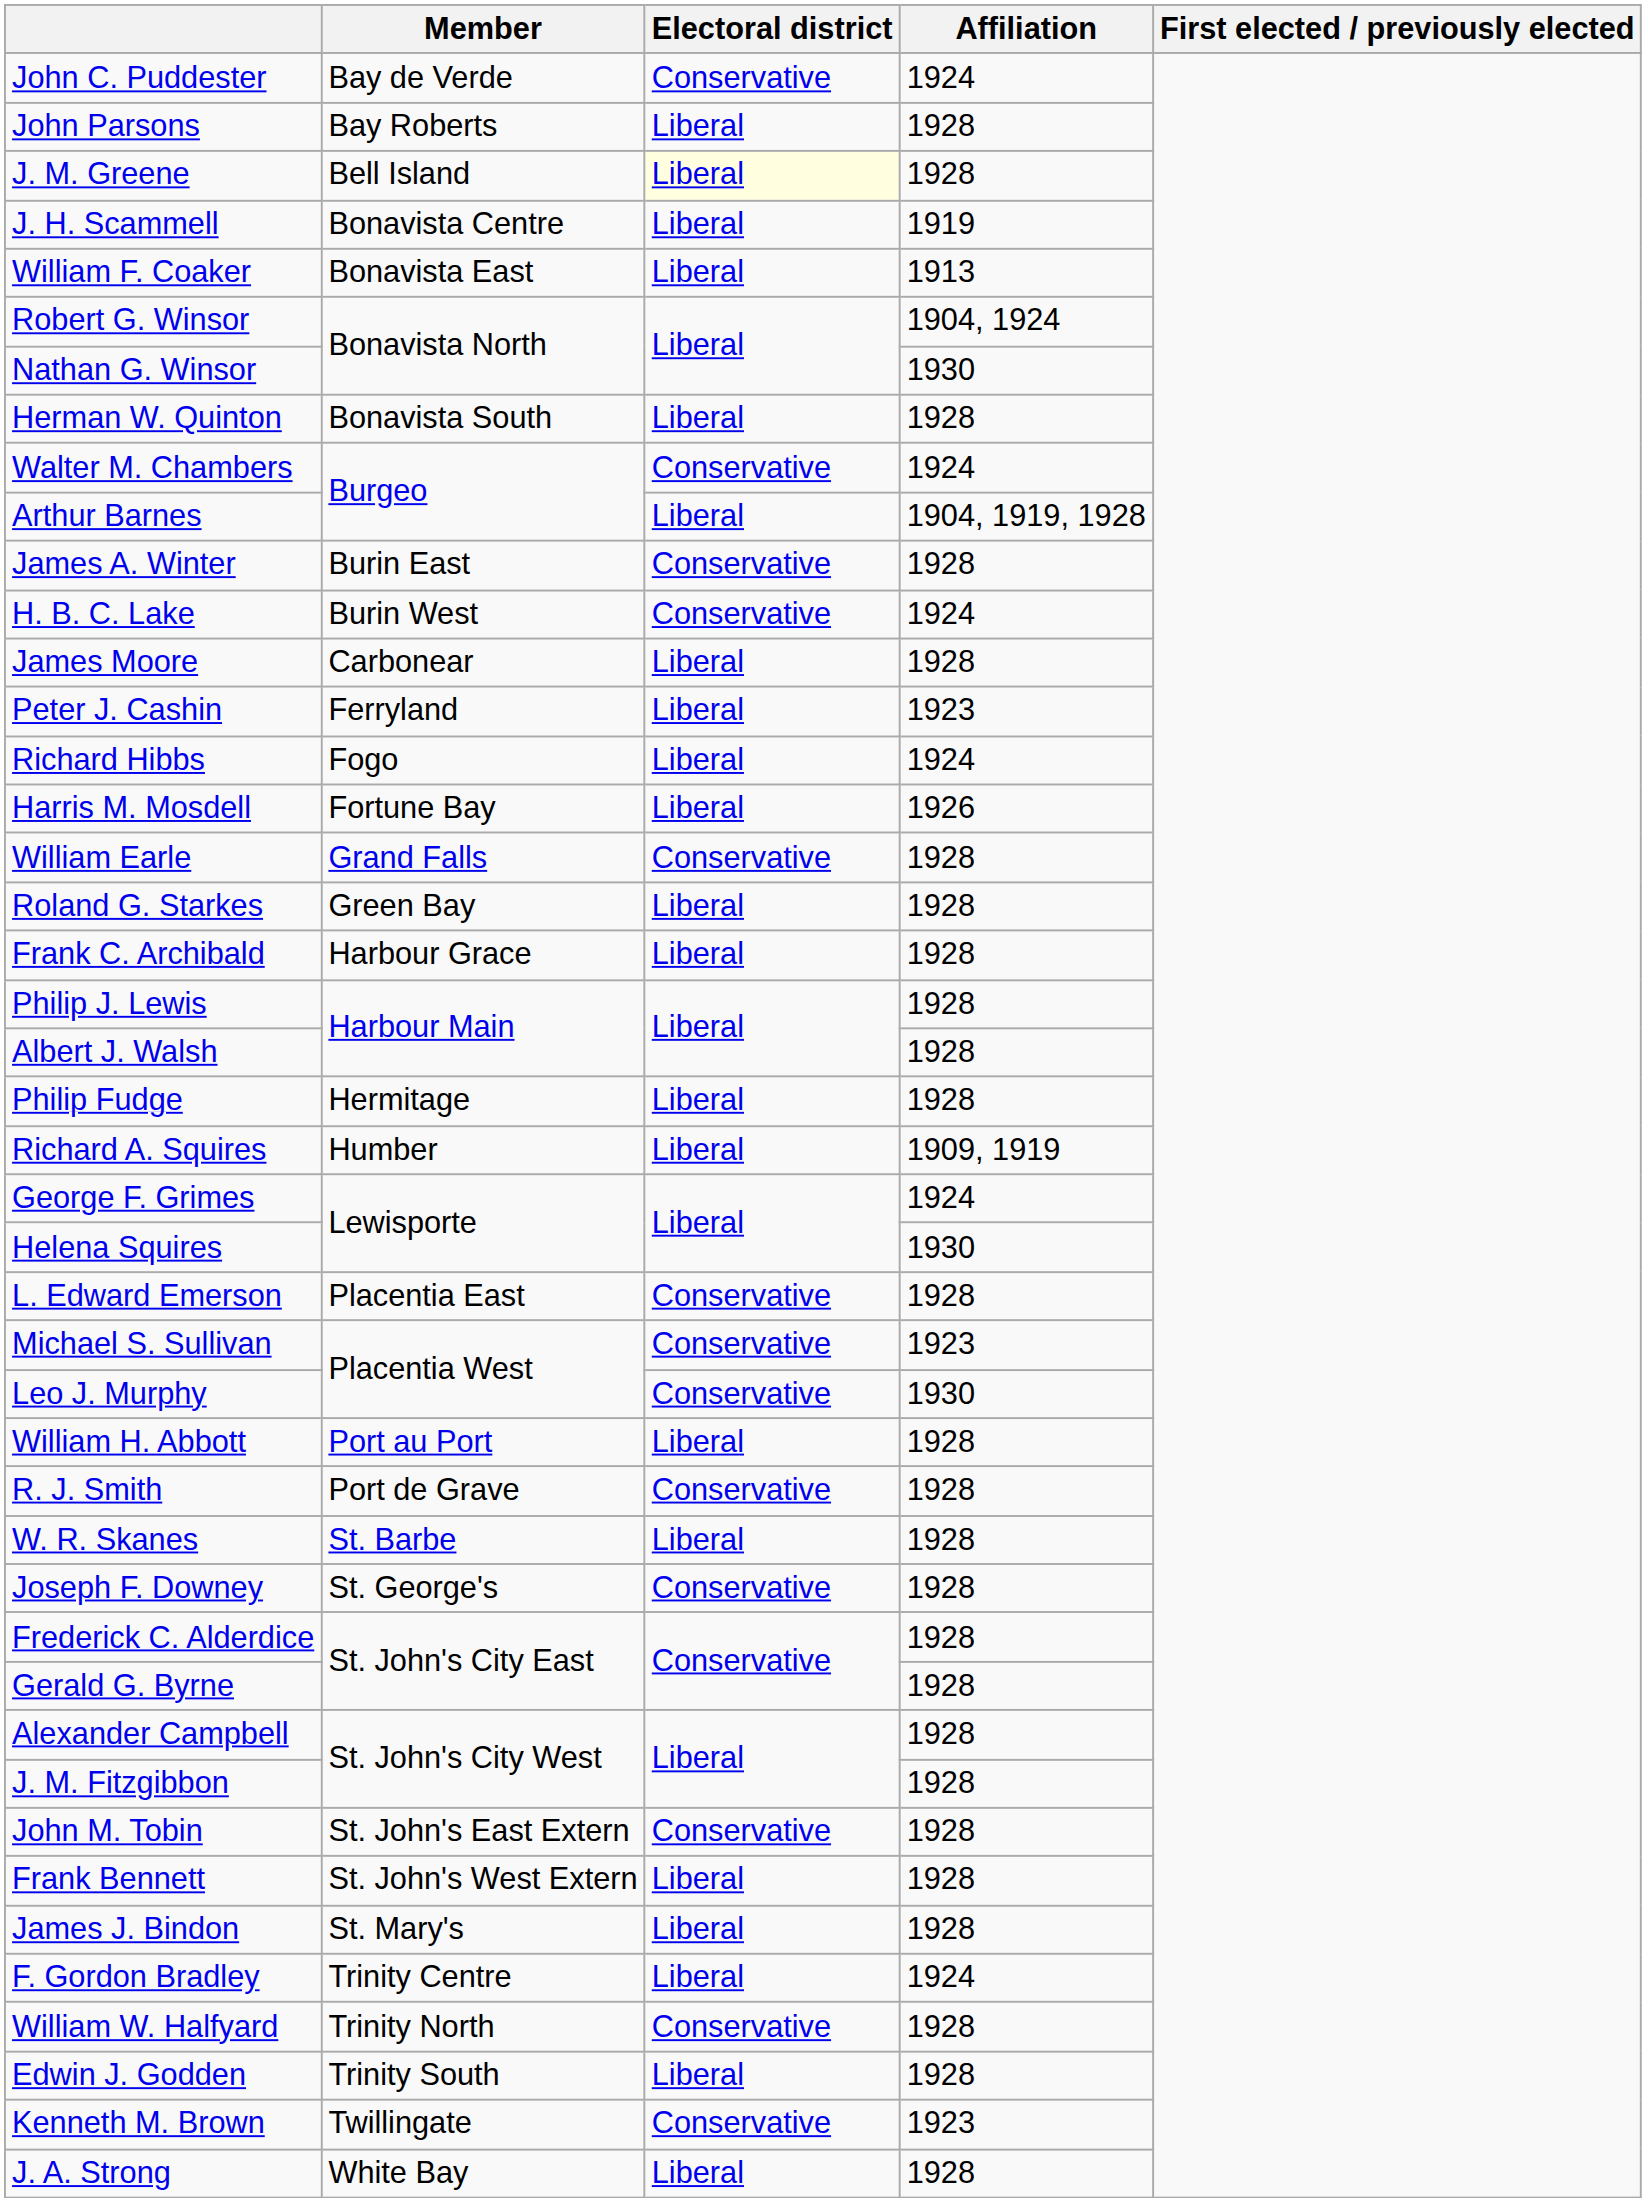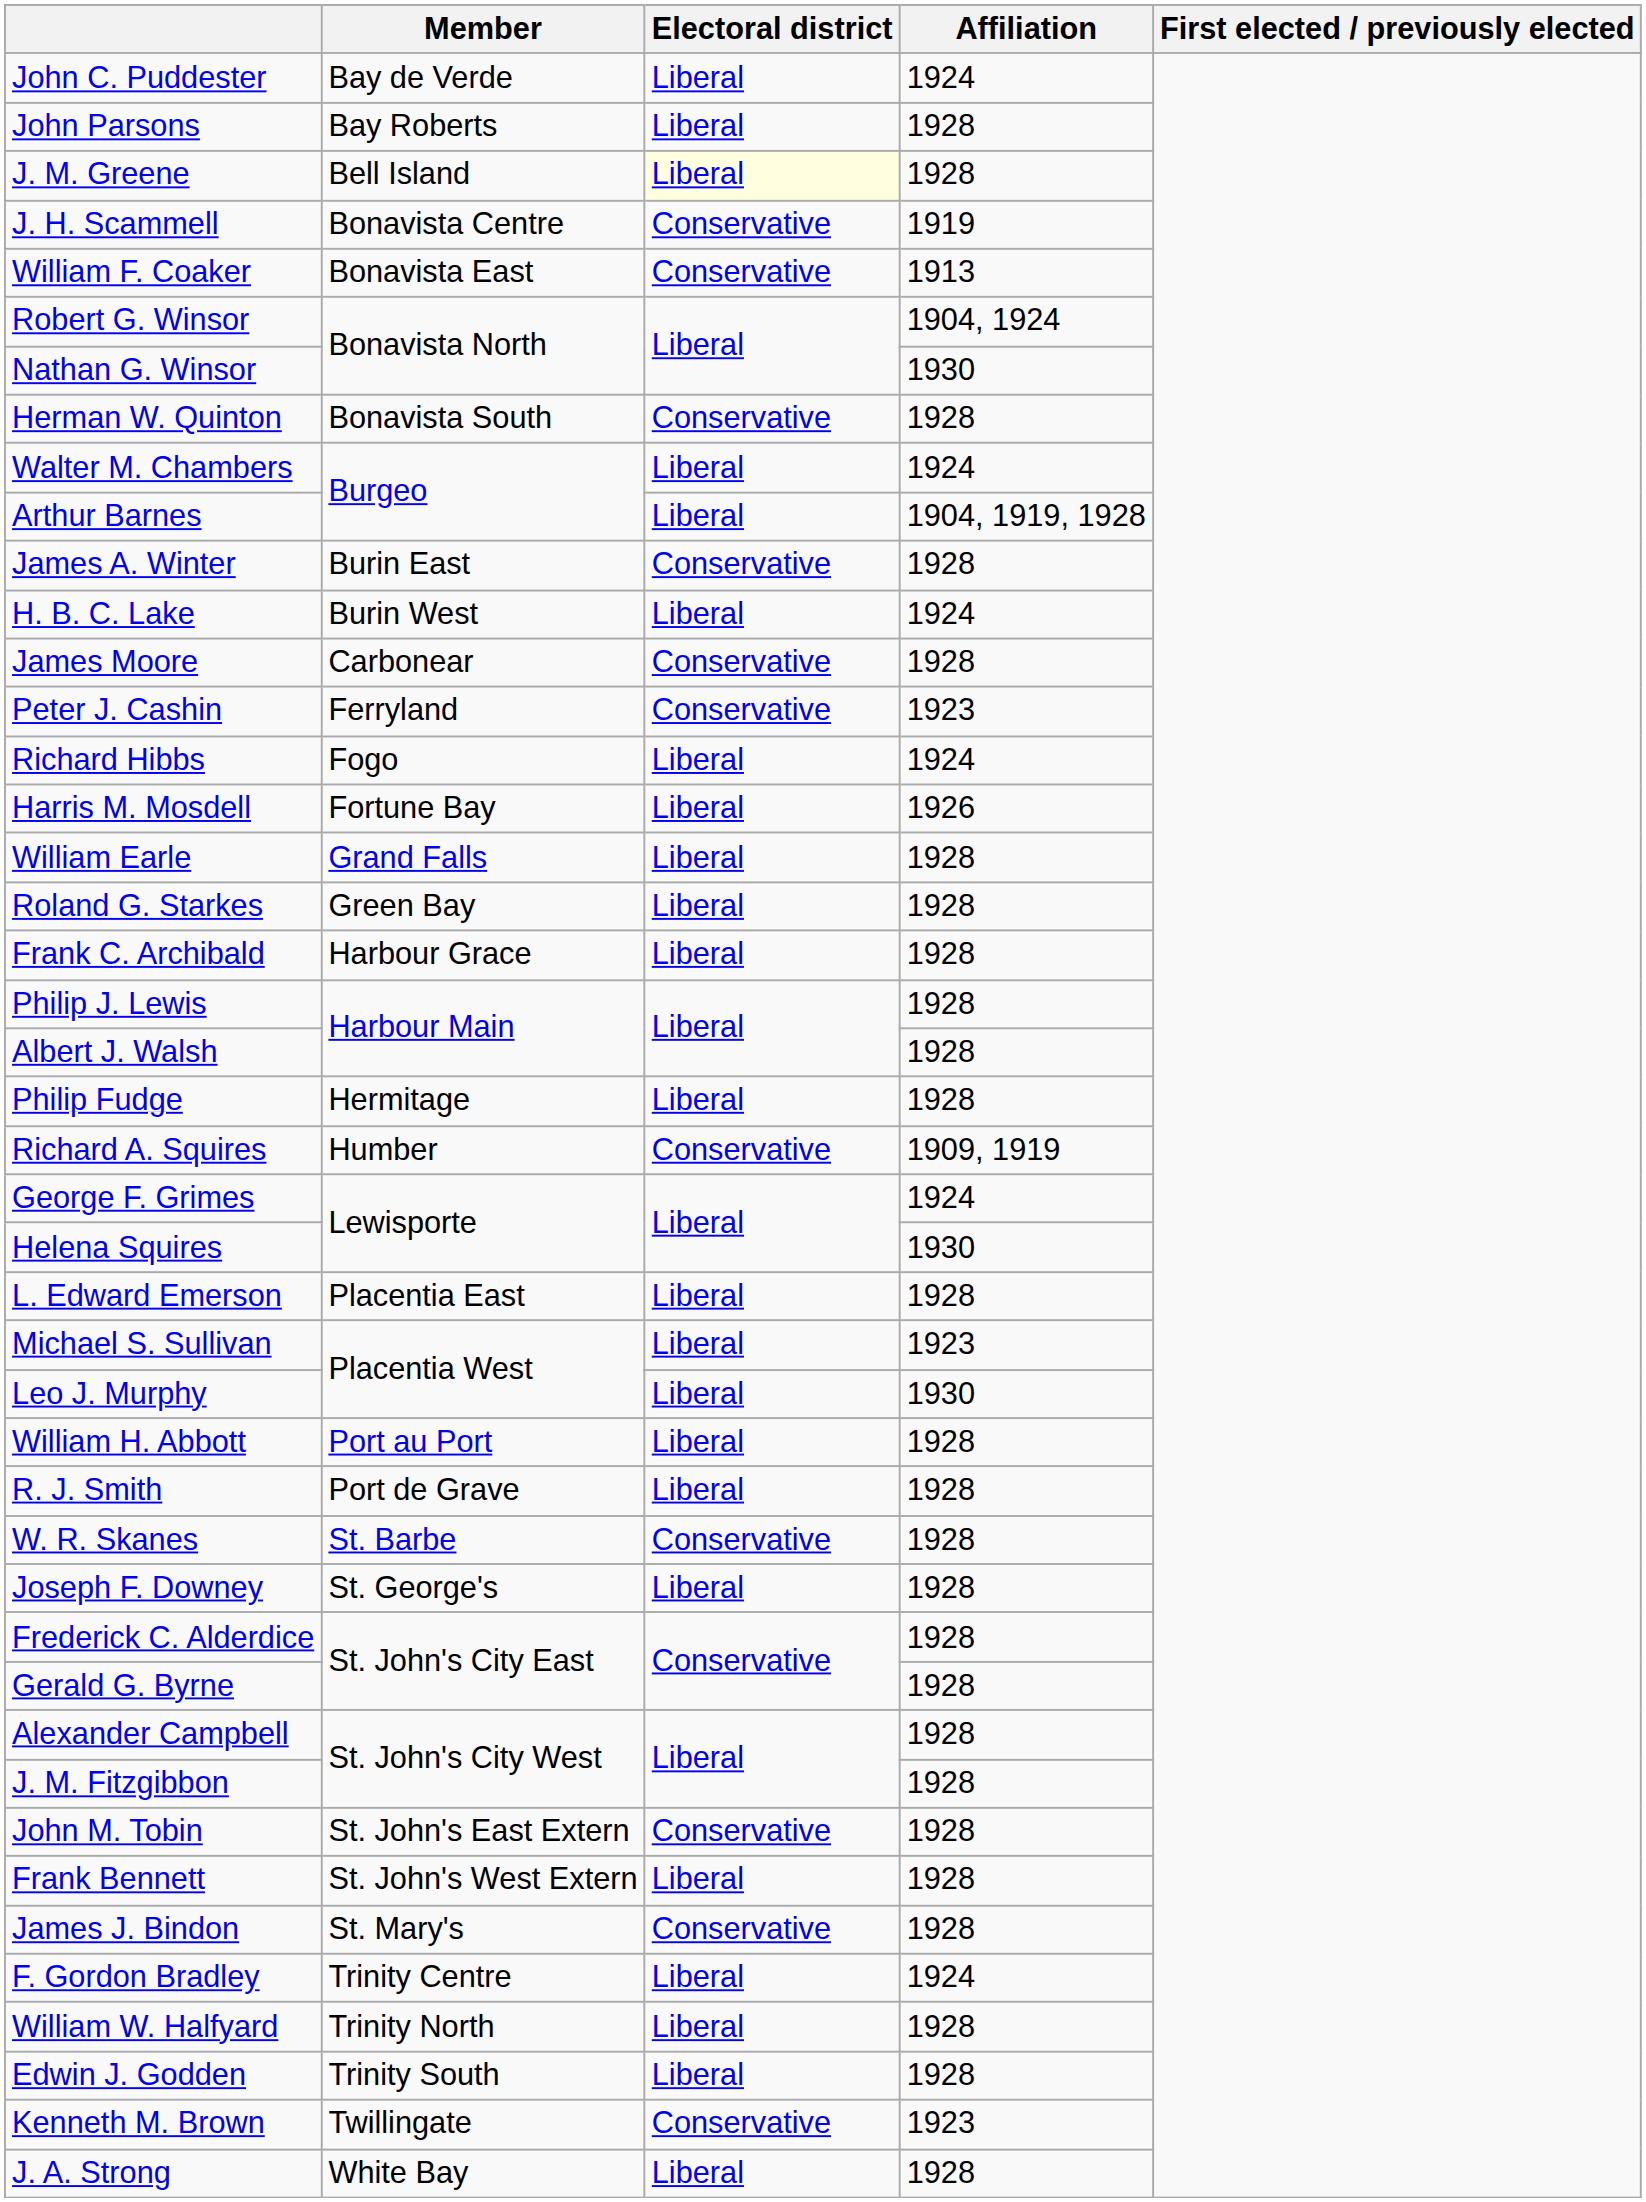(741, 77) Conservative -> (698, 77) Liberal
(698, 223) Liberal -> (741, 223) Conservative
(698, 272) Liberal -> (741, 272) Conservative
(698, 418) Liberal -> (741, 418) Conservative
(741, 467) Conservative -> (698, 467) Liberal
(741, 613) Conservative -> (698, 613) Liberal
(698, 662) Liberal -> (741, 662) Conservative
(698, 710) Liberal -> (741, 710) Conservative
(741, 857) Conservative -> (698, 857) Liberal
(698, 1149) Liberal -> (741, 1149) Conservative
(741, 1295) Conservative -> (698, 1295) Liberal
(741, 1344) Conservative -> (698, 1344) Liberal
(741, 1393) Conservative -> (698, 1393) Liberal
(741, 1490) Conservative -> (698, 1490) Liberal
(698, 1539) Liberal -> (741, 1539) Conservative
(741, 1587) Conservative -> (698, 1587) Liberal
(698, 1928) Liberal -> (741, 1928) Conservative
(741, 2026) Conservative -> (698, 2026) Liberal
